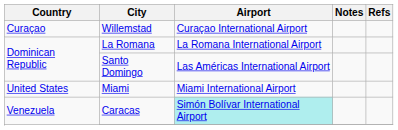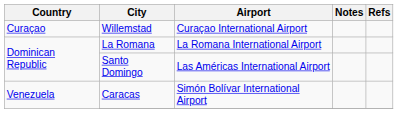- row: (115, 89)
(238, 111) paleturquoise background -> (238, 94) no background
